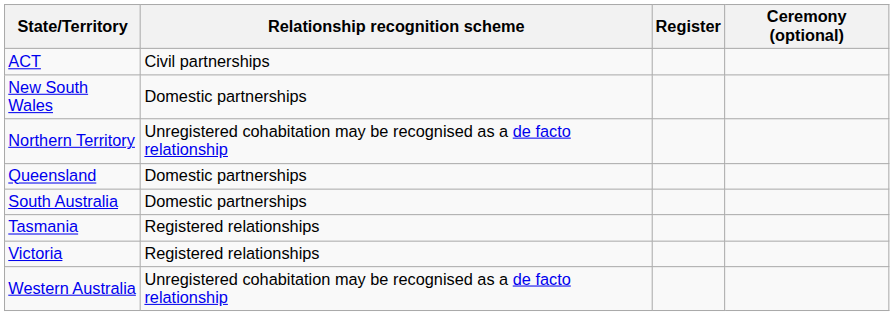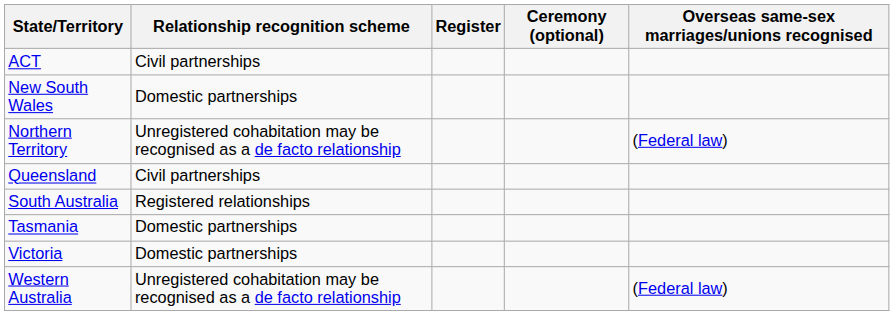+ column: (759, 26)
(226, 176) Domestic partnerships -> (198, 176) Civil partnerships
(226, 201) Domestic partnerships -> (222, 201) Registered relationships
(232, 227) Registered relationships -> (216, 227) Domestic partnerships
(232, 253) Registered relationships -> (216, 253) Domestic partnerships
